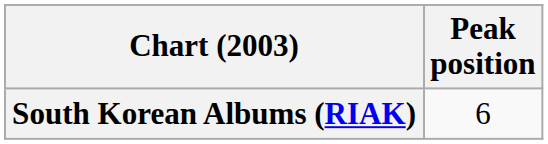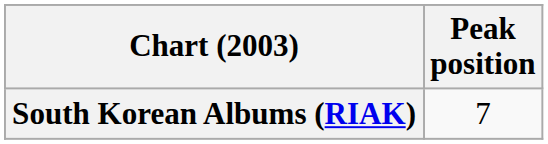(483, 113) 6 -> (483, 113) 7
